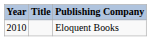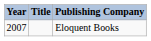(17, 28) 2010 -> (17, 28) 2007
